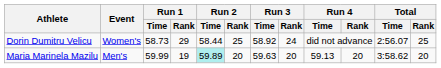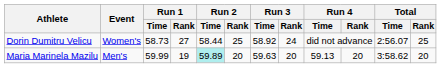(184, 41) 29 -> (184, 41) 27
